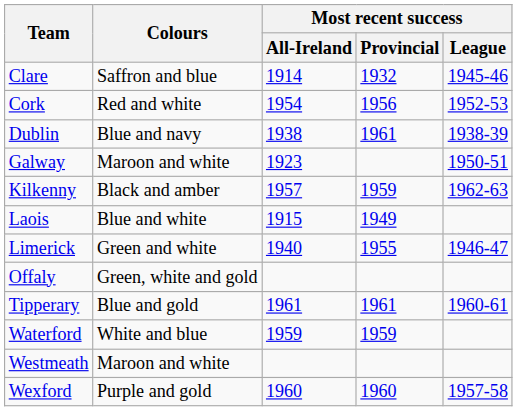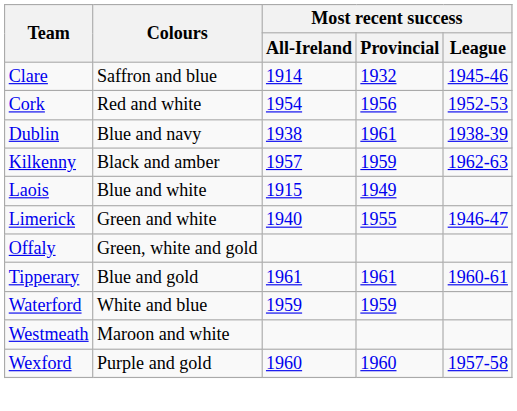- row: (37, 162)
